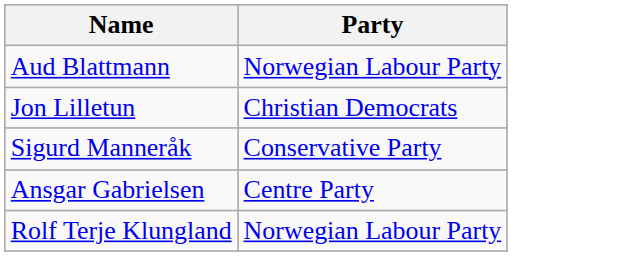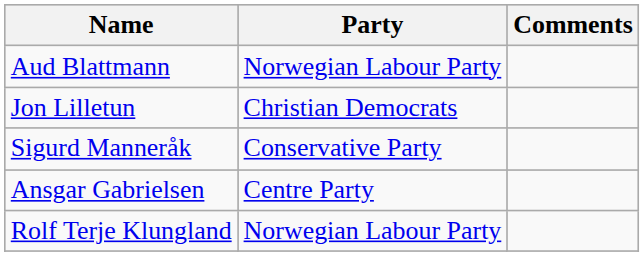+ column: (573, 25)
